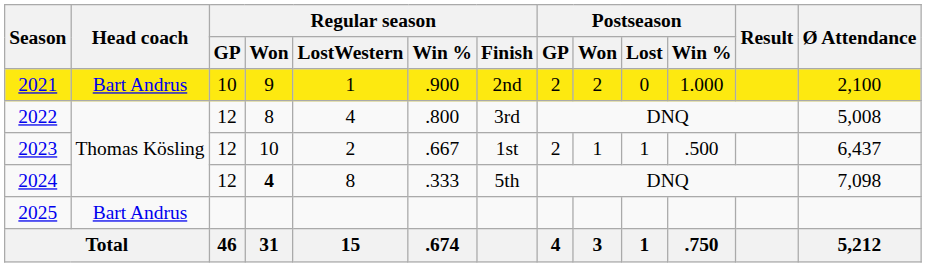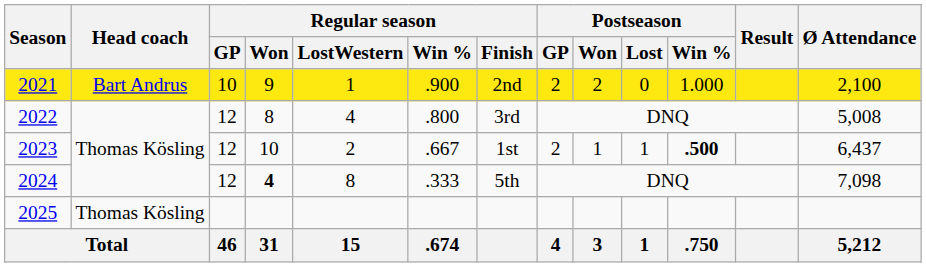(702, 149) normal -> (702, 149) bold
(140, 213) Bart Andrus -> (140, 213) Thomas Kösling
